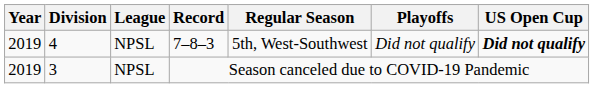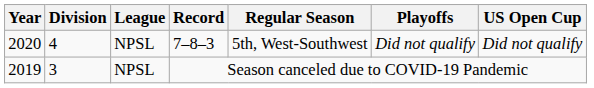(25, 43) 2019 -> (25, 43) 2020
(534, 43) bold -> (532, 43) normal
